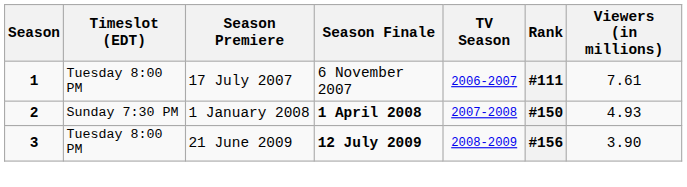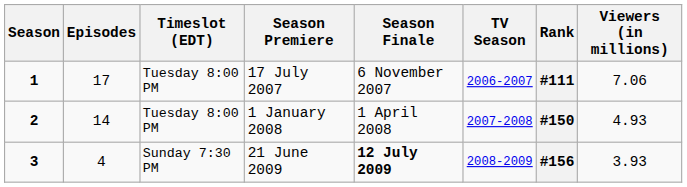+ column: (101, 33)
(624, 81) 7.61 -> (630, 81) 7.06
(123, 113) Sunday 7:30 PM -> (191, 121) Tuesday 8:00 PM
(370, 113) bold -> (387, 122) normal
(115, 142) Tuesday 8:00 PM -> (187, 161) Sunday 7:30 PM
(624, 143) 3.90 -> (630, 162) 3.93
